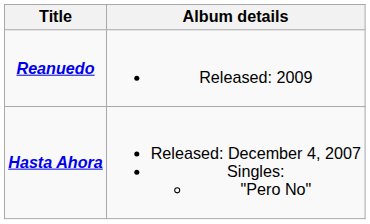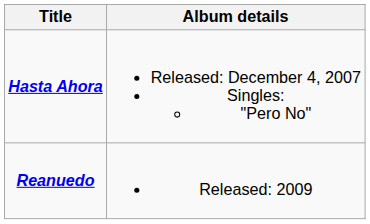rows swapped: (56, 162) <-> (56, 68)
